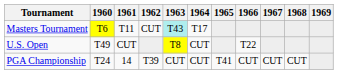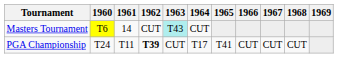(127, 29) T11 -> (127, 29) 14
(200, 29) T17 -> (200, 29) CUT
- row: (27, 45)
(127, 61) 14 -> (127, 45) T11
(151, 61) normal -> (151, 45) bold
(200, 61) CUT -> (200, 45) T17
